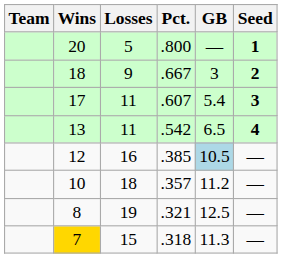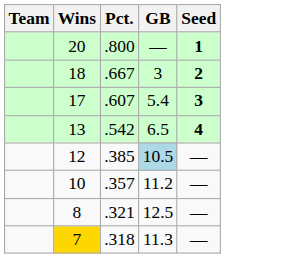- column: (128, 18)
